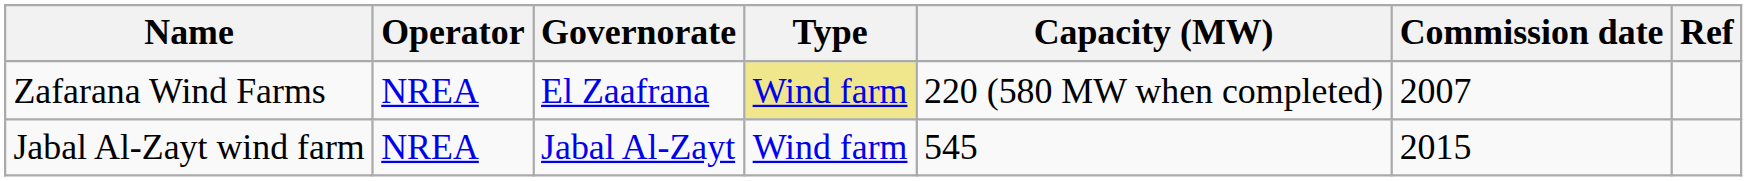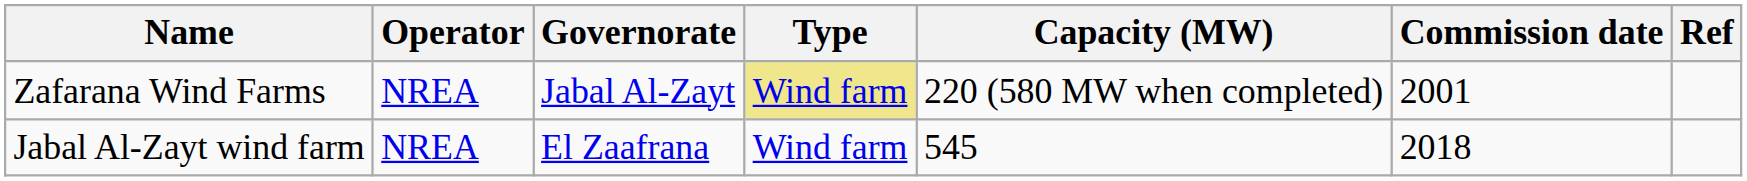(625, 89) El Zaafrana -> (638, 89) Jabal Al-Zayt
(1436, 89) 2007 -> (1436, 89) 2001
(638, 146) Jabal Al-Zayt -> (625, 146) El Zaafrana
(1436, 146) 2015 -> (1436, 146) 2018
